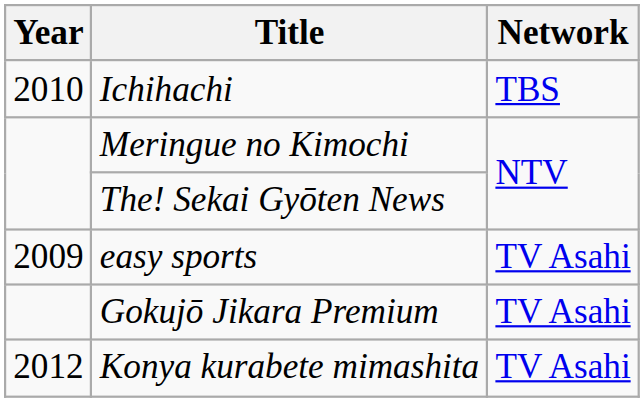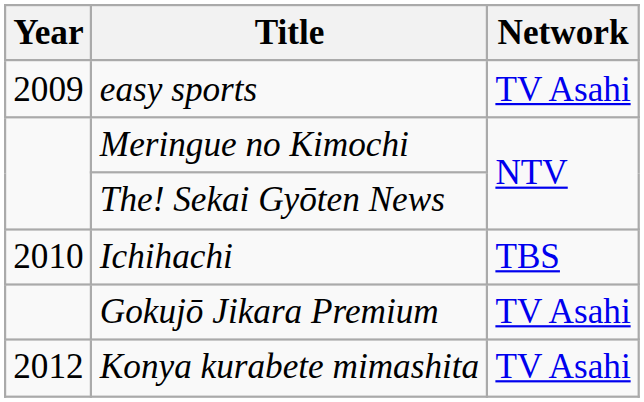rows swapped: (179, 255) <-> (166, 88)
